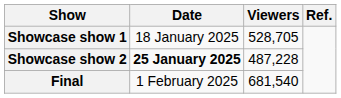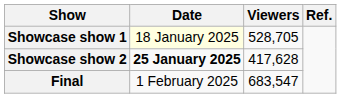(187, 37) no background -> (187, 37) lightyellow background
(273, 59) 487,228 -> (273, 59) 417,628
(273, 81) 681,540 -> (273, 81) 683,547
